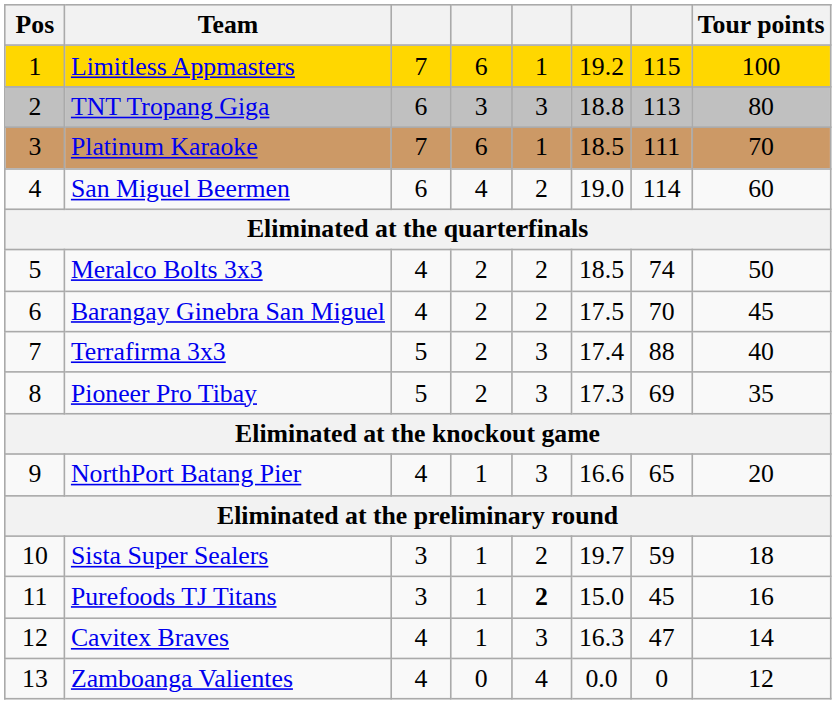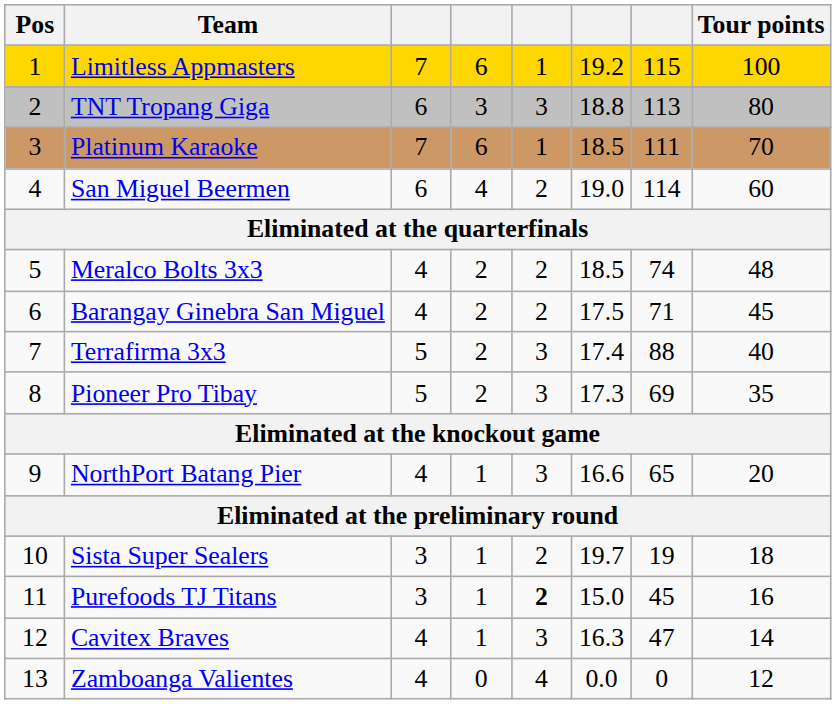(761, 270) 50 -> (761, 270) 48
(662, 310) 70 -> (662, 310) 71
(662, 556) 59 -> (662, 556) 19
